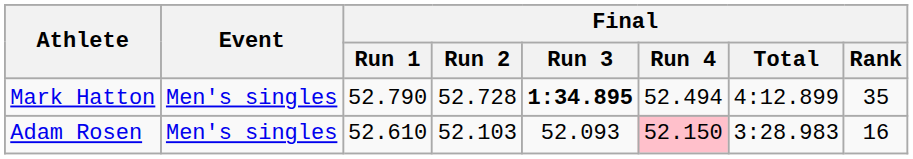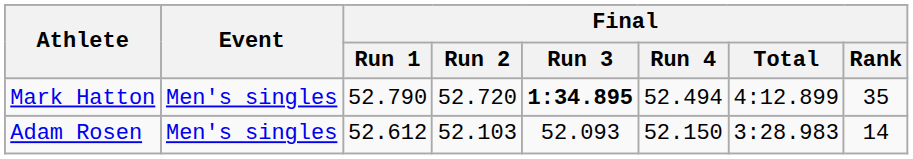(477, 97) 52.728 -> (477, 97) 52.720
(388, 134) 52.610 -> (388, 134) 52.612
(683, 134) pink background -> (683, 134) no background
(876, 134) 16 -> (876, 134) 14
